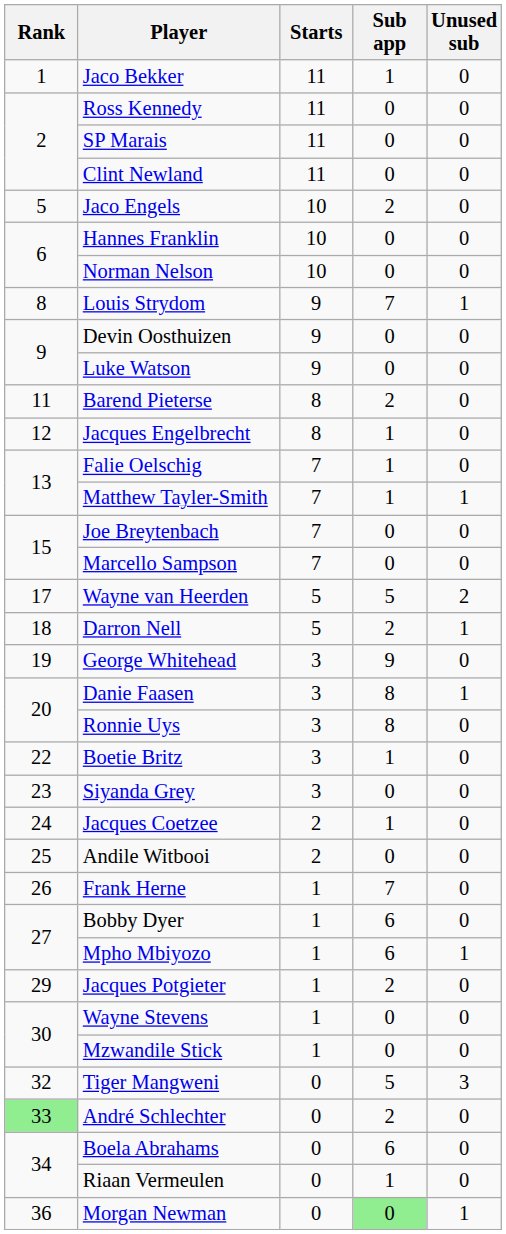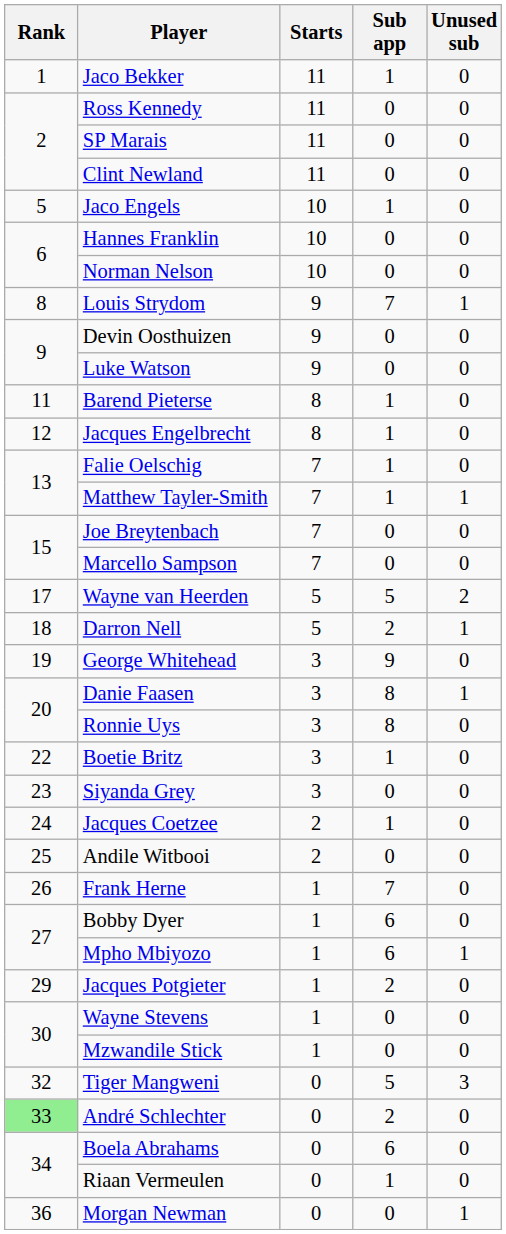(390, 206) 2 -> (390, 206) 1
(390, 401) 2 -> (390, 401) 1
(390, 1213) lightgreen background -> (390, 1213) no background
